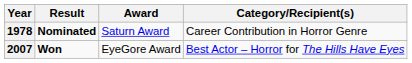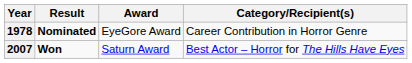(135, 31) Saturn Award -> (141, 31) EyeGore Award
(141, 49) EyeGore Award -> (135, 49) Saturn Award
